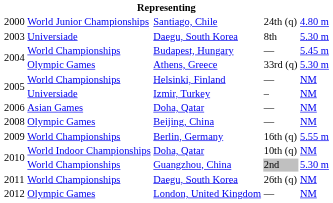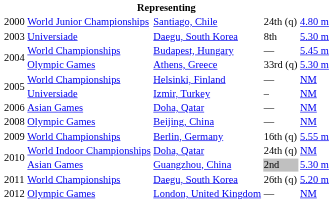(280, 150) 10th (q) -> (280, 150) 24th (q)
(74, 165) World Championships -> (55, 165) Asian Games
(308, 179) NM -> (315, 179) 5.20 m
